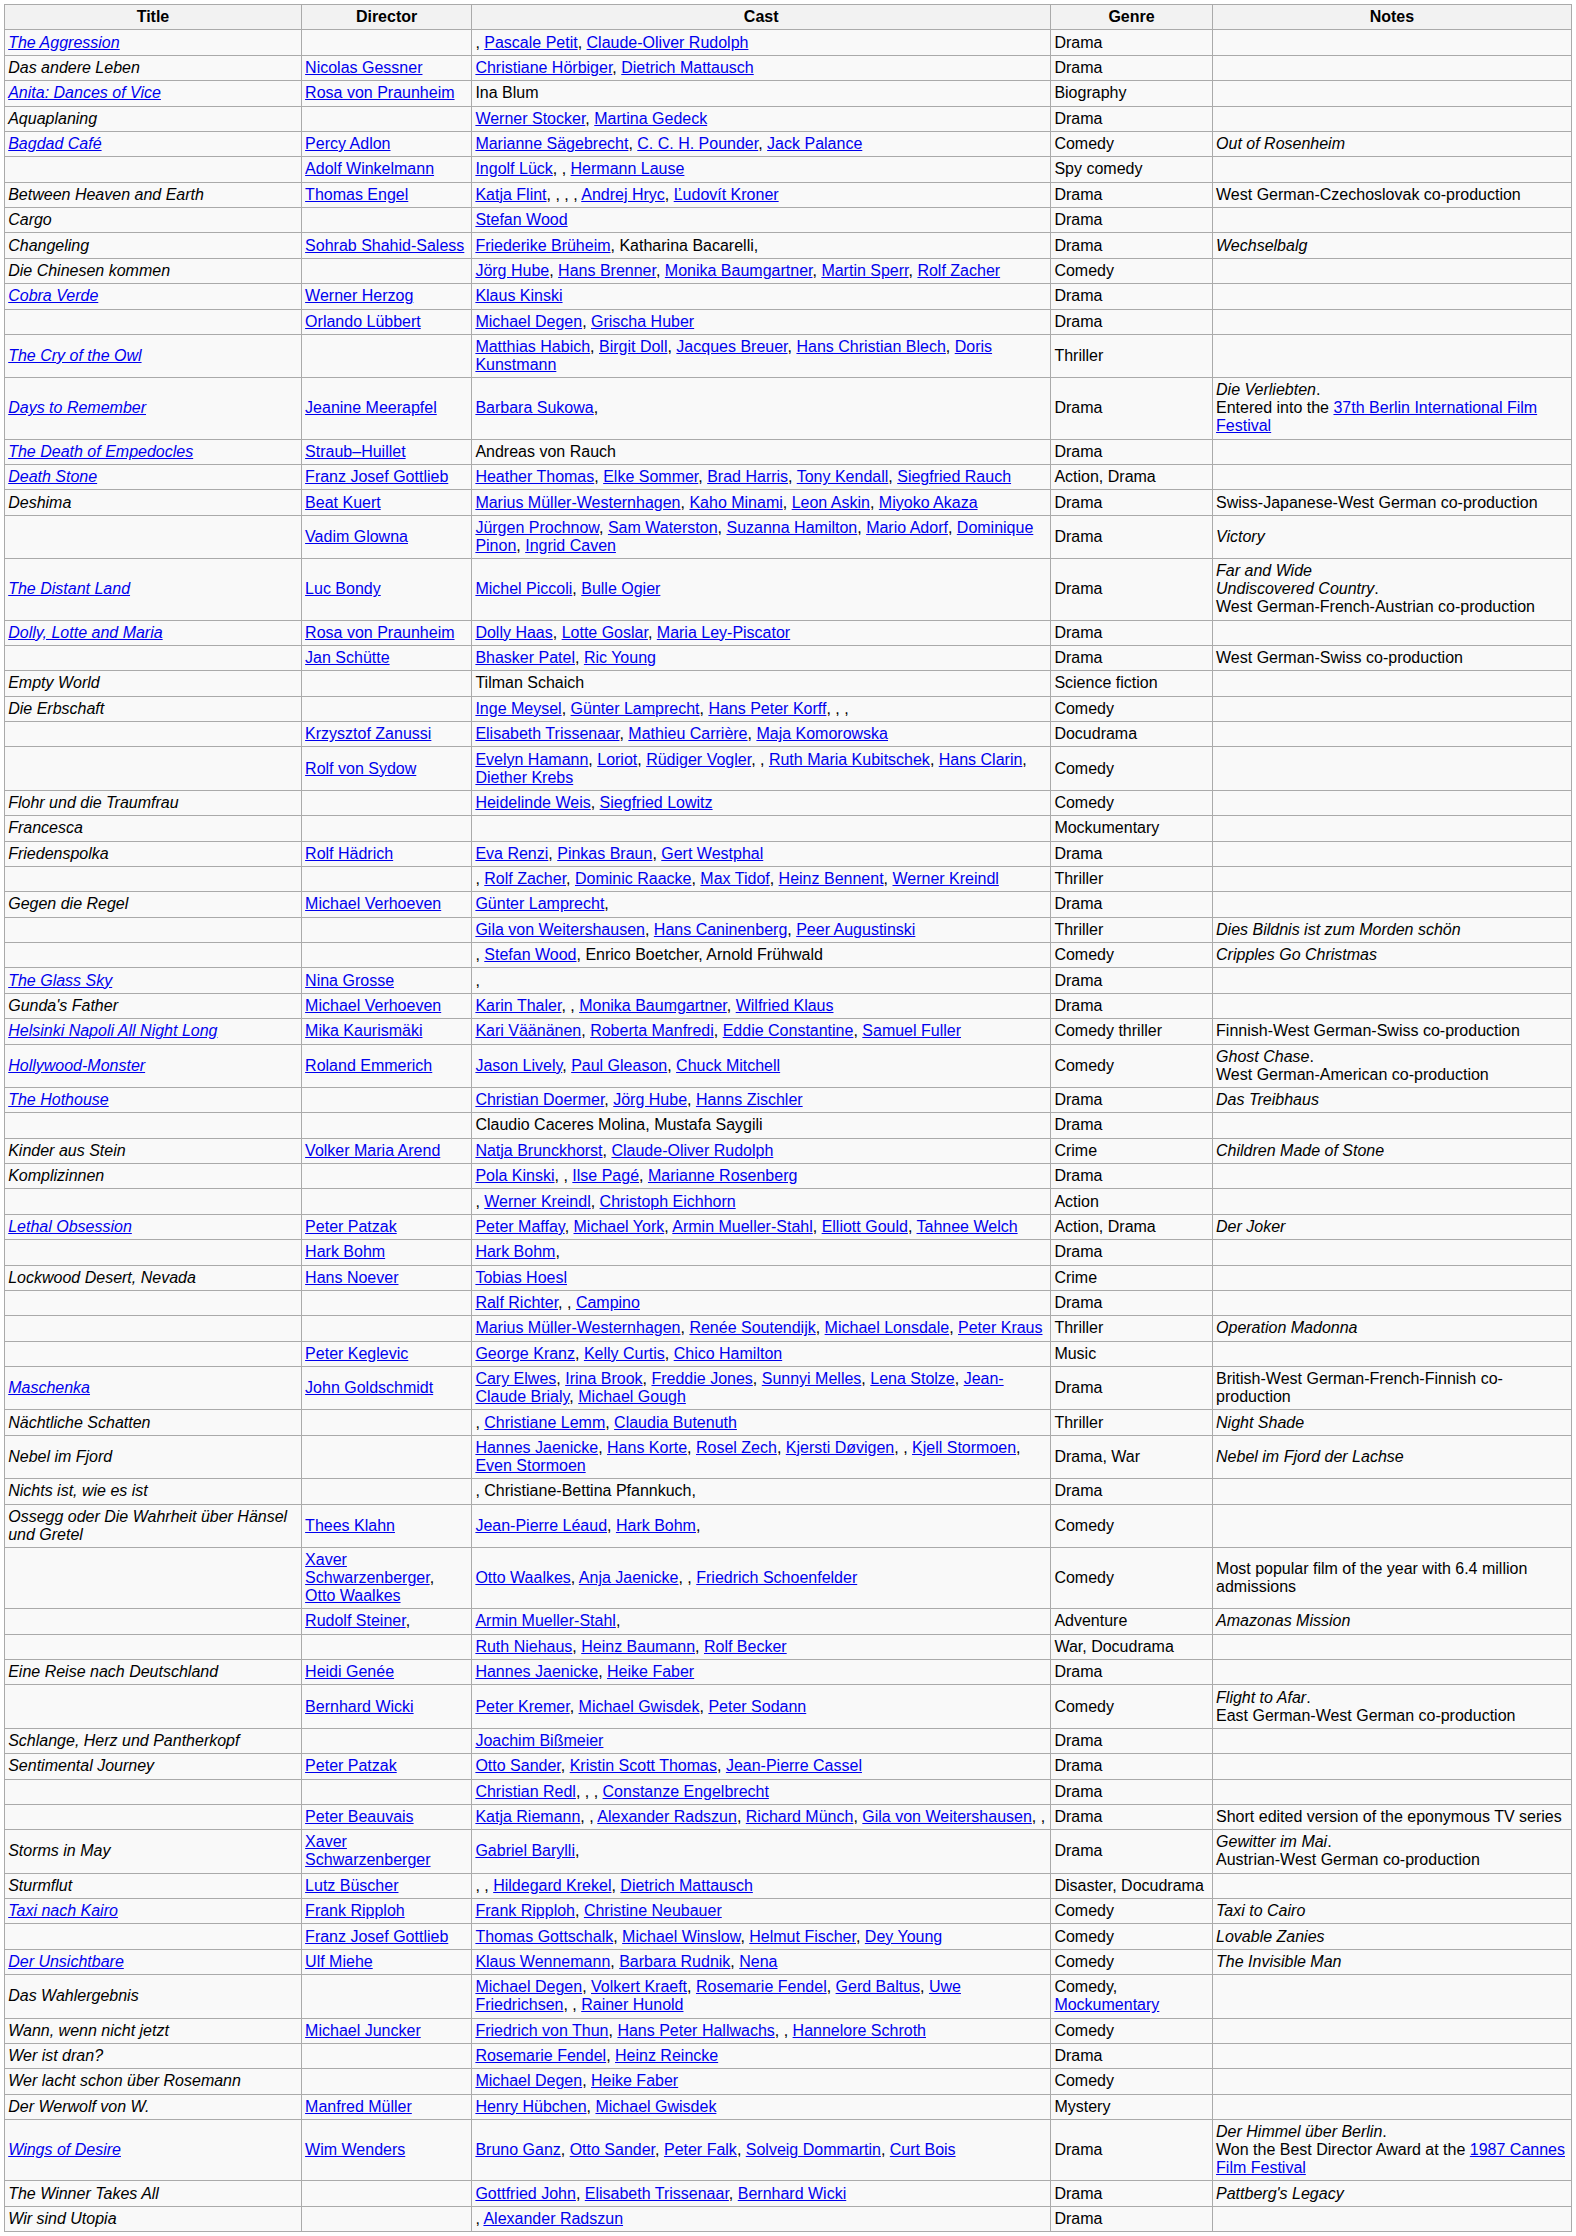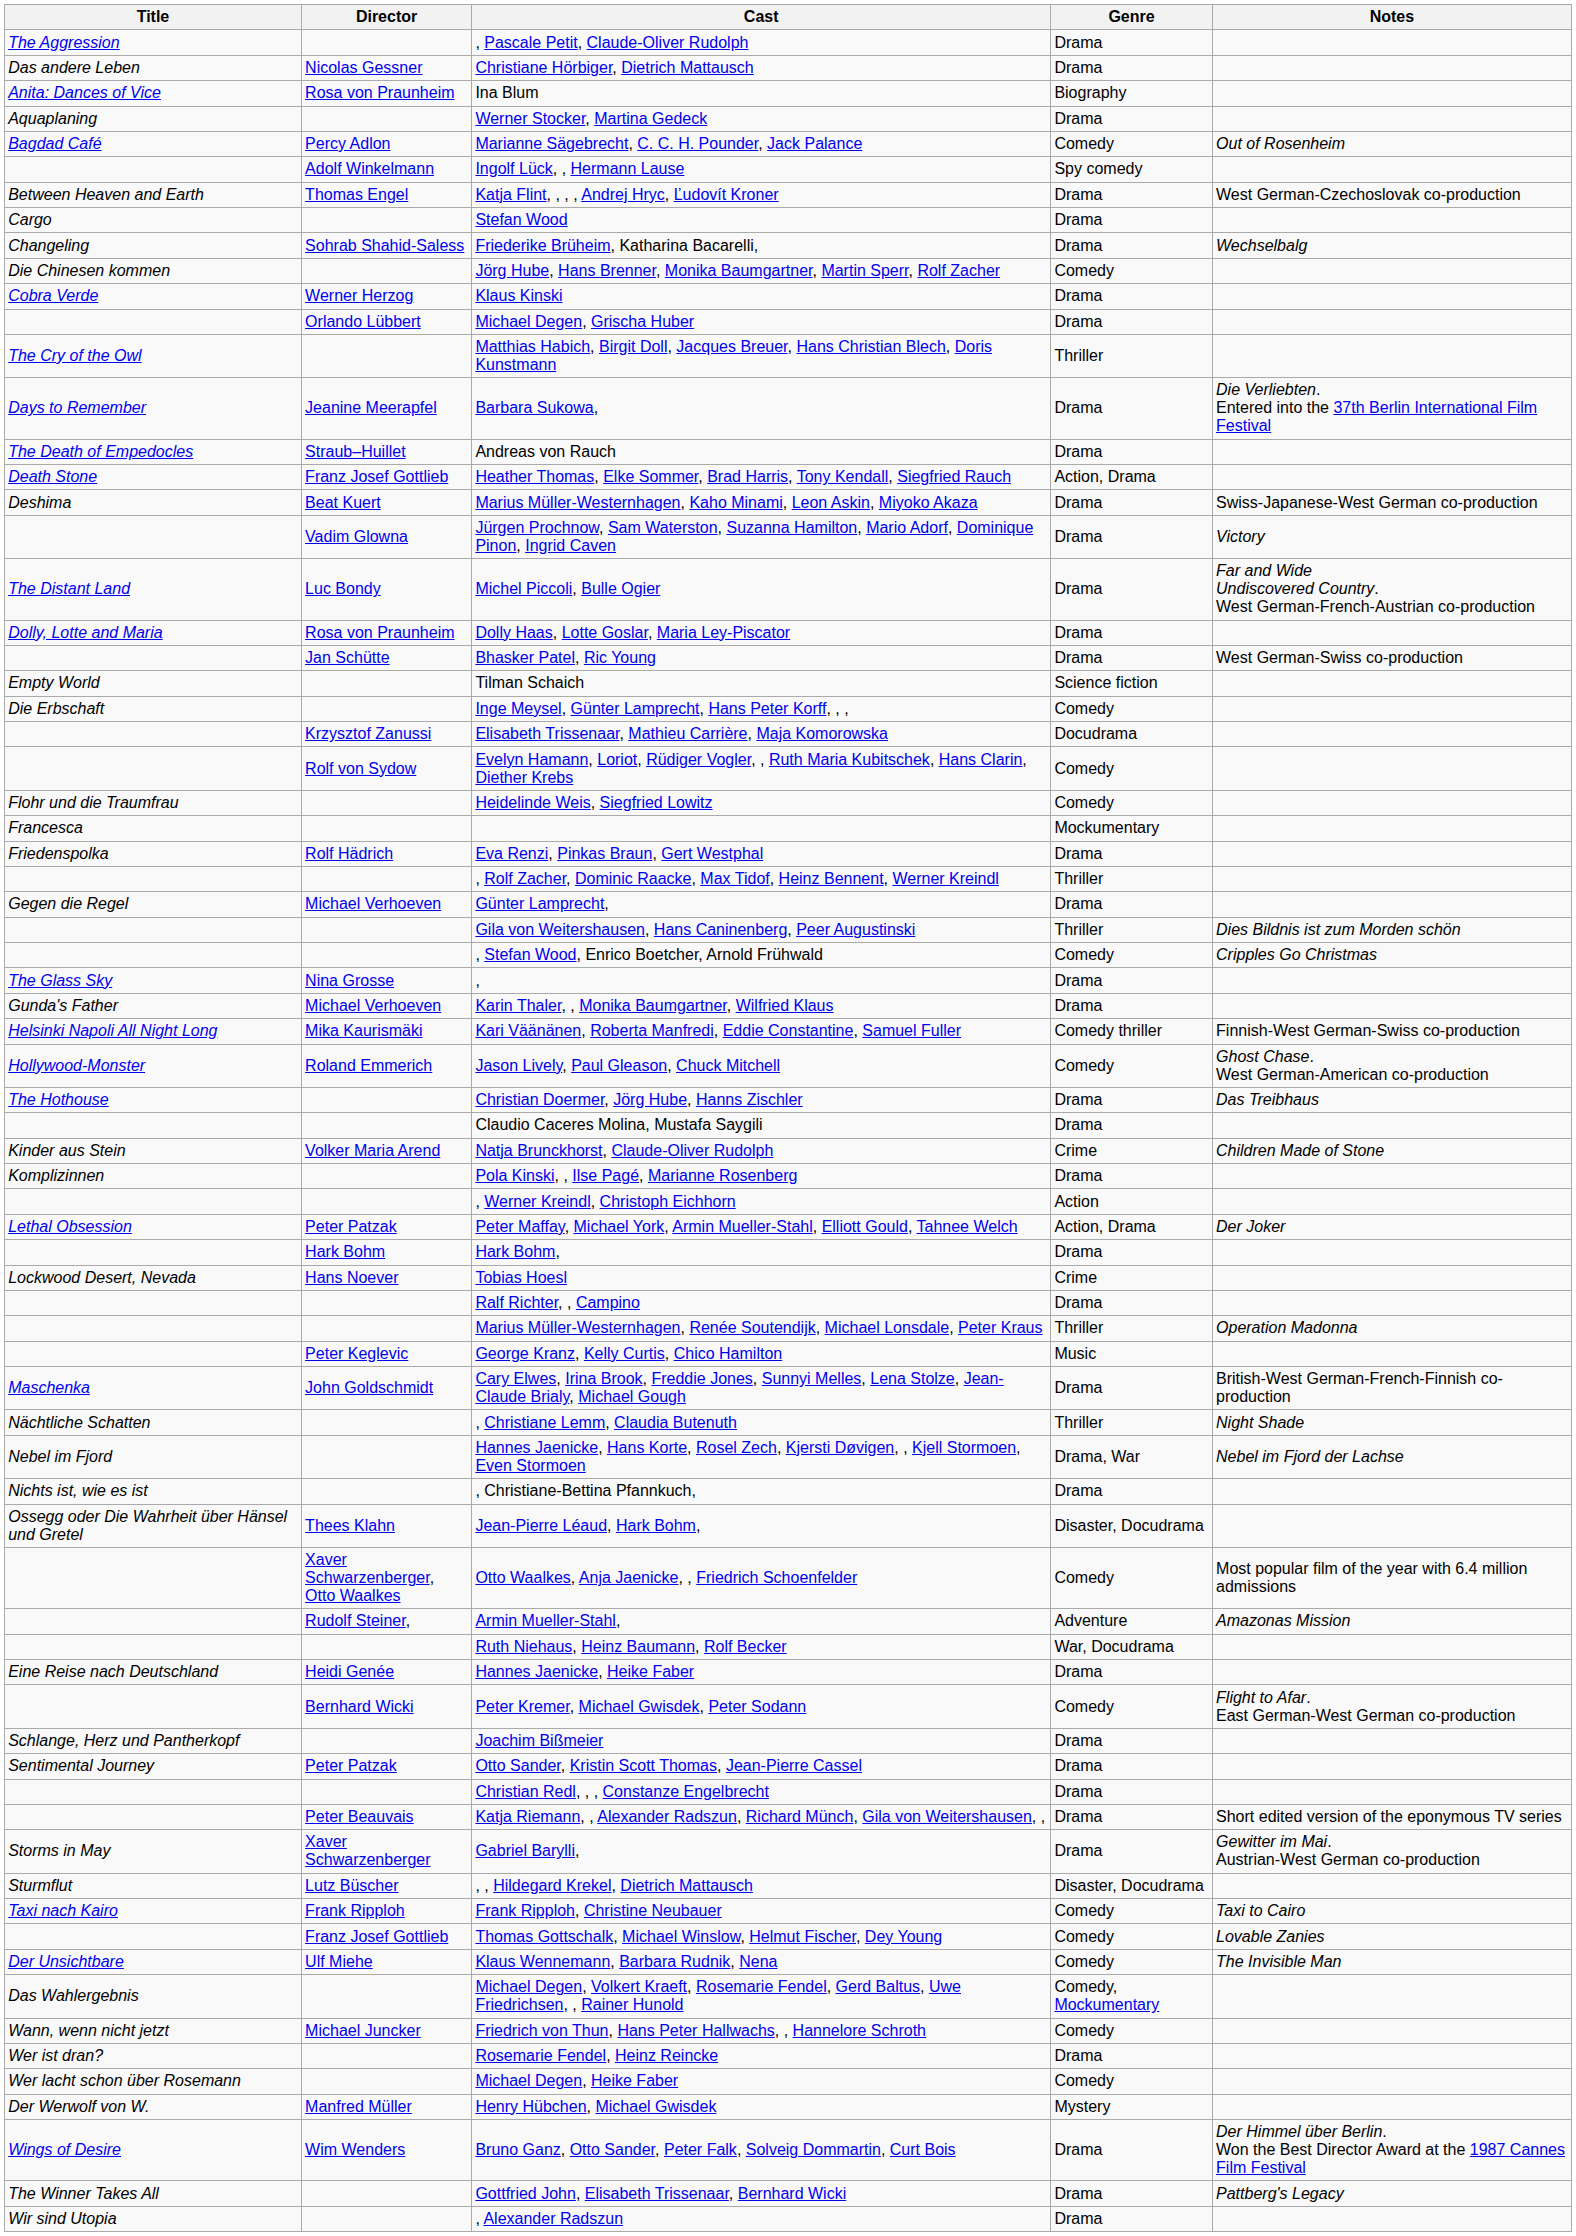(1084, 1525) Comedy -> (1129, 1525) Disaster, Docudrama
